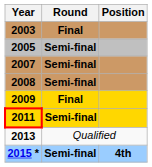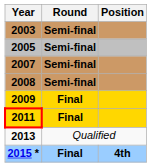(70, 30) Final -> (70, 30) Semi-final
(71, 118) Semi-final -> (70, 118) Final
(70, 153) Semi-final -> (70, 153) Final
